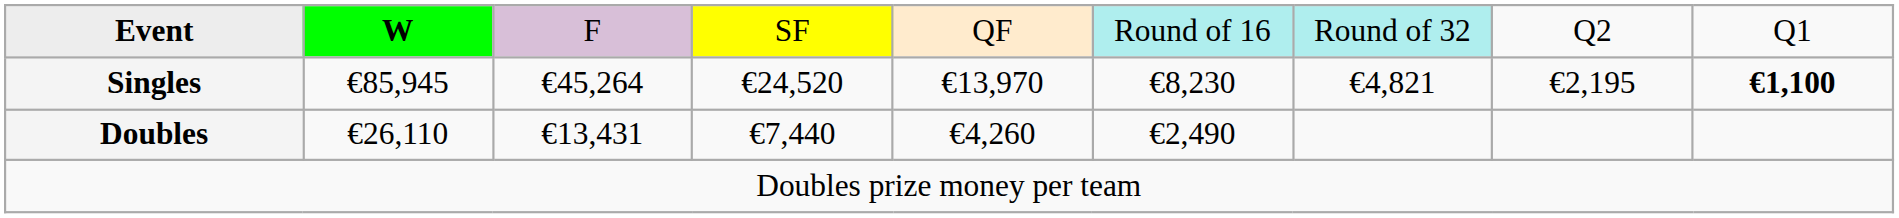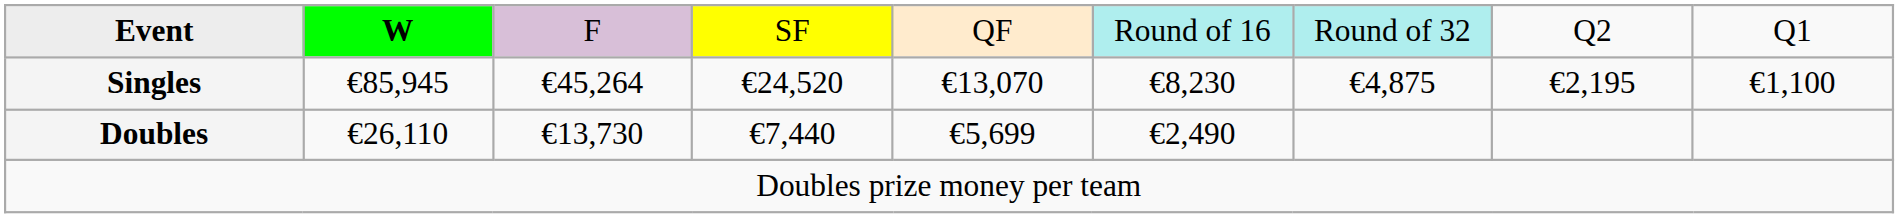(992, 82) €13,970 -> (992, 82) €13,070
(1392, 82) €4,821 -> (1392, 82) €4,875
(1792, 82) bold -> (1792, 82) normal
(592, 134) €13,431 -> (592, 134) €13,730
(992, 134) €4,260 -> (992, 134) €5,699
